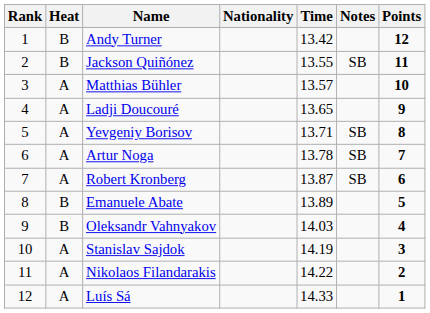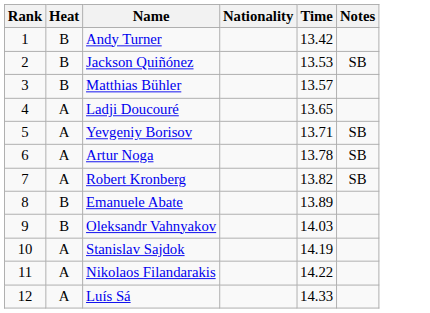- column: (402, 16)
(317, 62) 13.55 -> (317, 62) 13.53
(64, 86) A -> (64, 86) B
(317, 179) 13.87 -> (317, 179) 13.82
